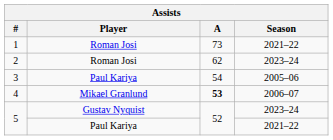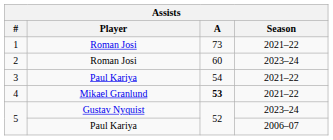(217, 61) 62 -> (217, 61) 60
(281, 77) 2005–06 -> (281, 77) 2021–22
(281, 94) 2006–07 -> (281, 94) 2021–22
(281, 126) 2021–22 -> (281, 126) 2006–07
